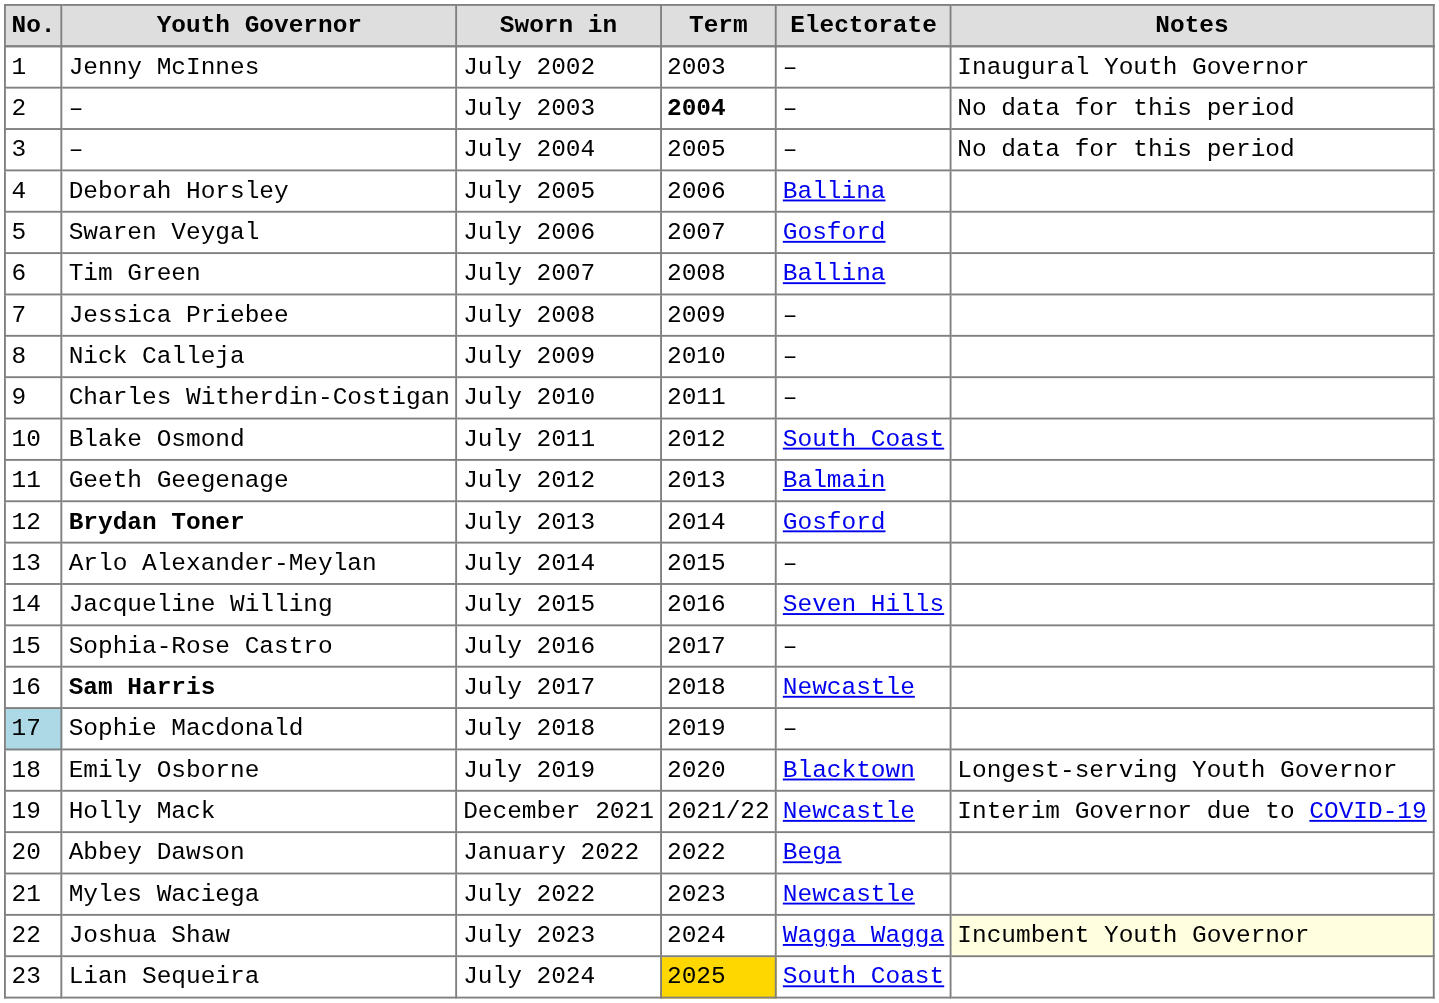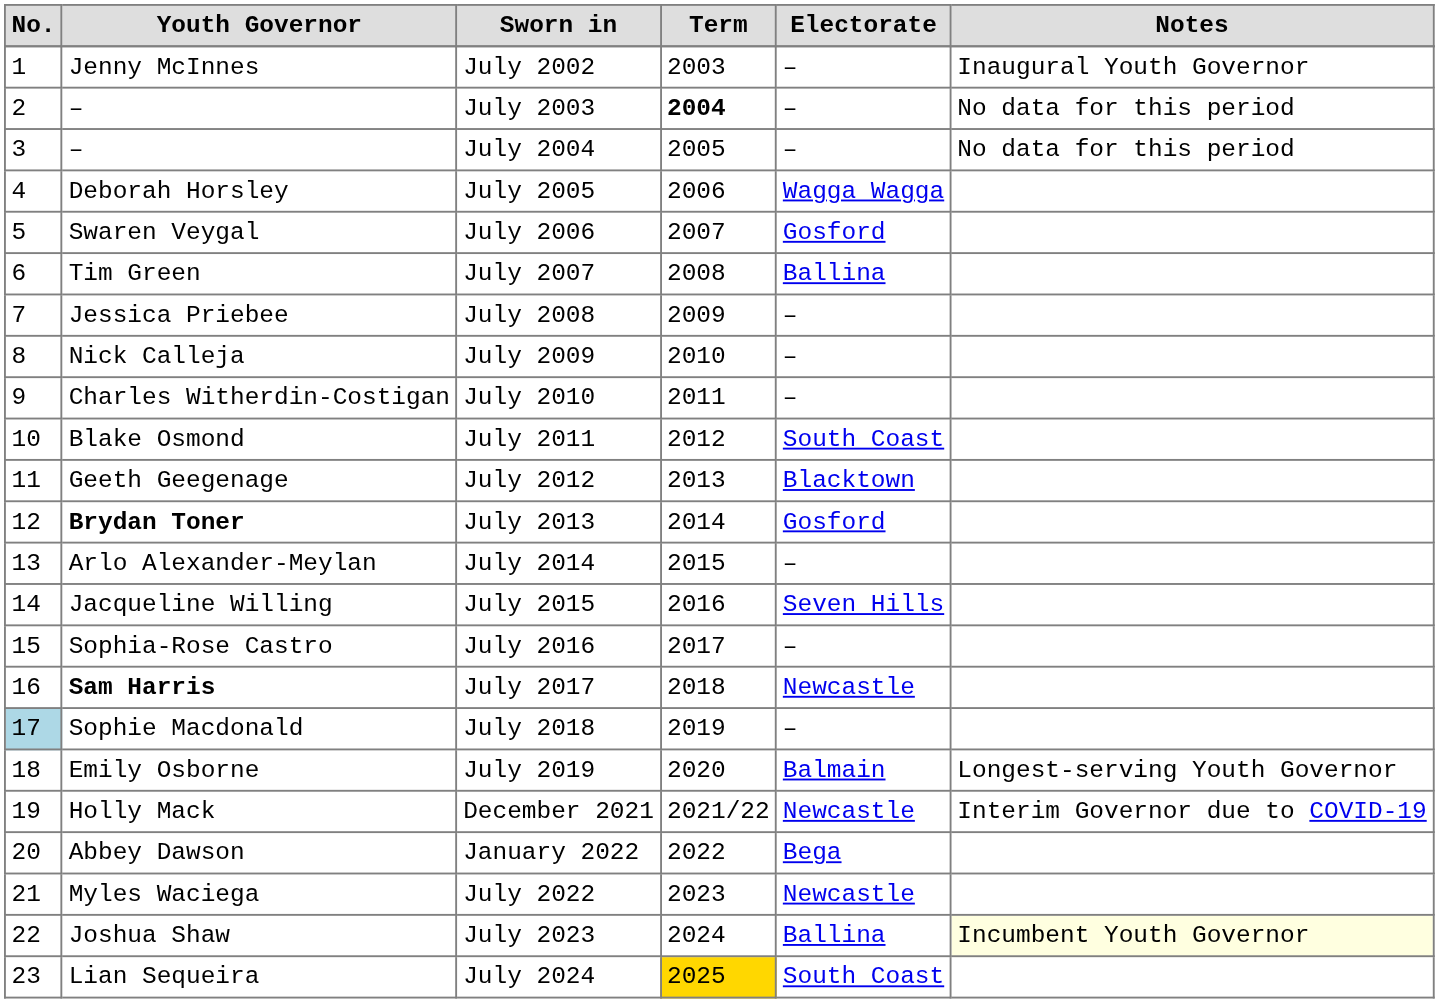(834, 191) Ballina -> (864, 191) Wagga Wagga
(834, 481) Balmain -> (849, 481) Blacktown
(849, 770) Blacktown -> (834, 770) Balmain
(864, 936) Wagga Wagga -> (834, 936) Ballina
